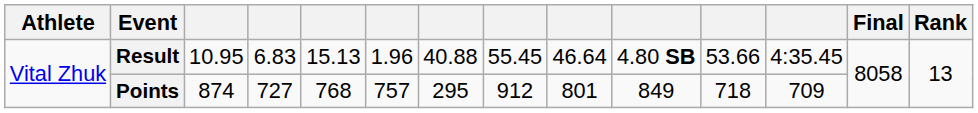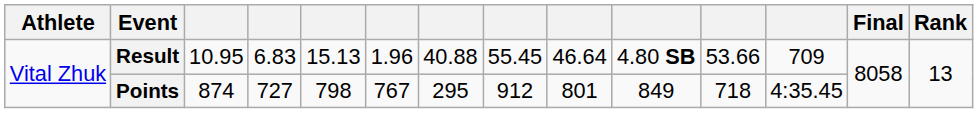(807, 57) 4:35.45 -> (807, 57) 709
(333, 91) 768 -> (333, 91) 798
(392, 91) 757 -> (392, 91) 767
(807, 91) 709 -> (807, 91) 4:35.45
